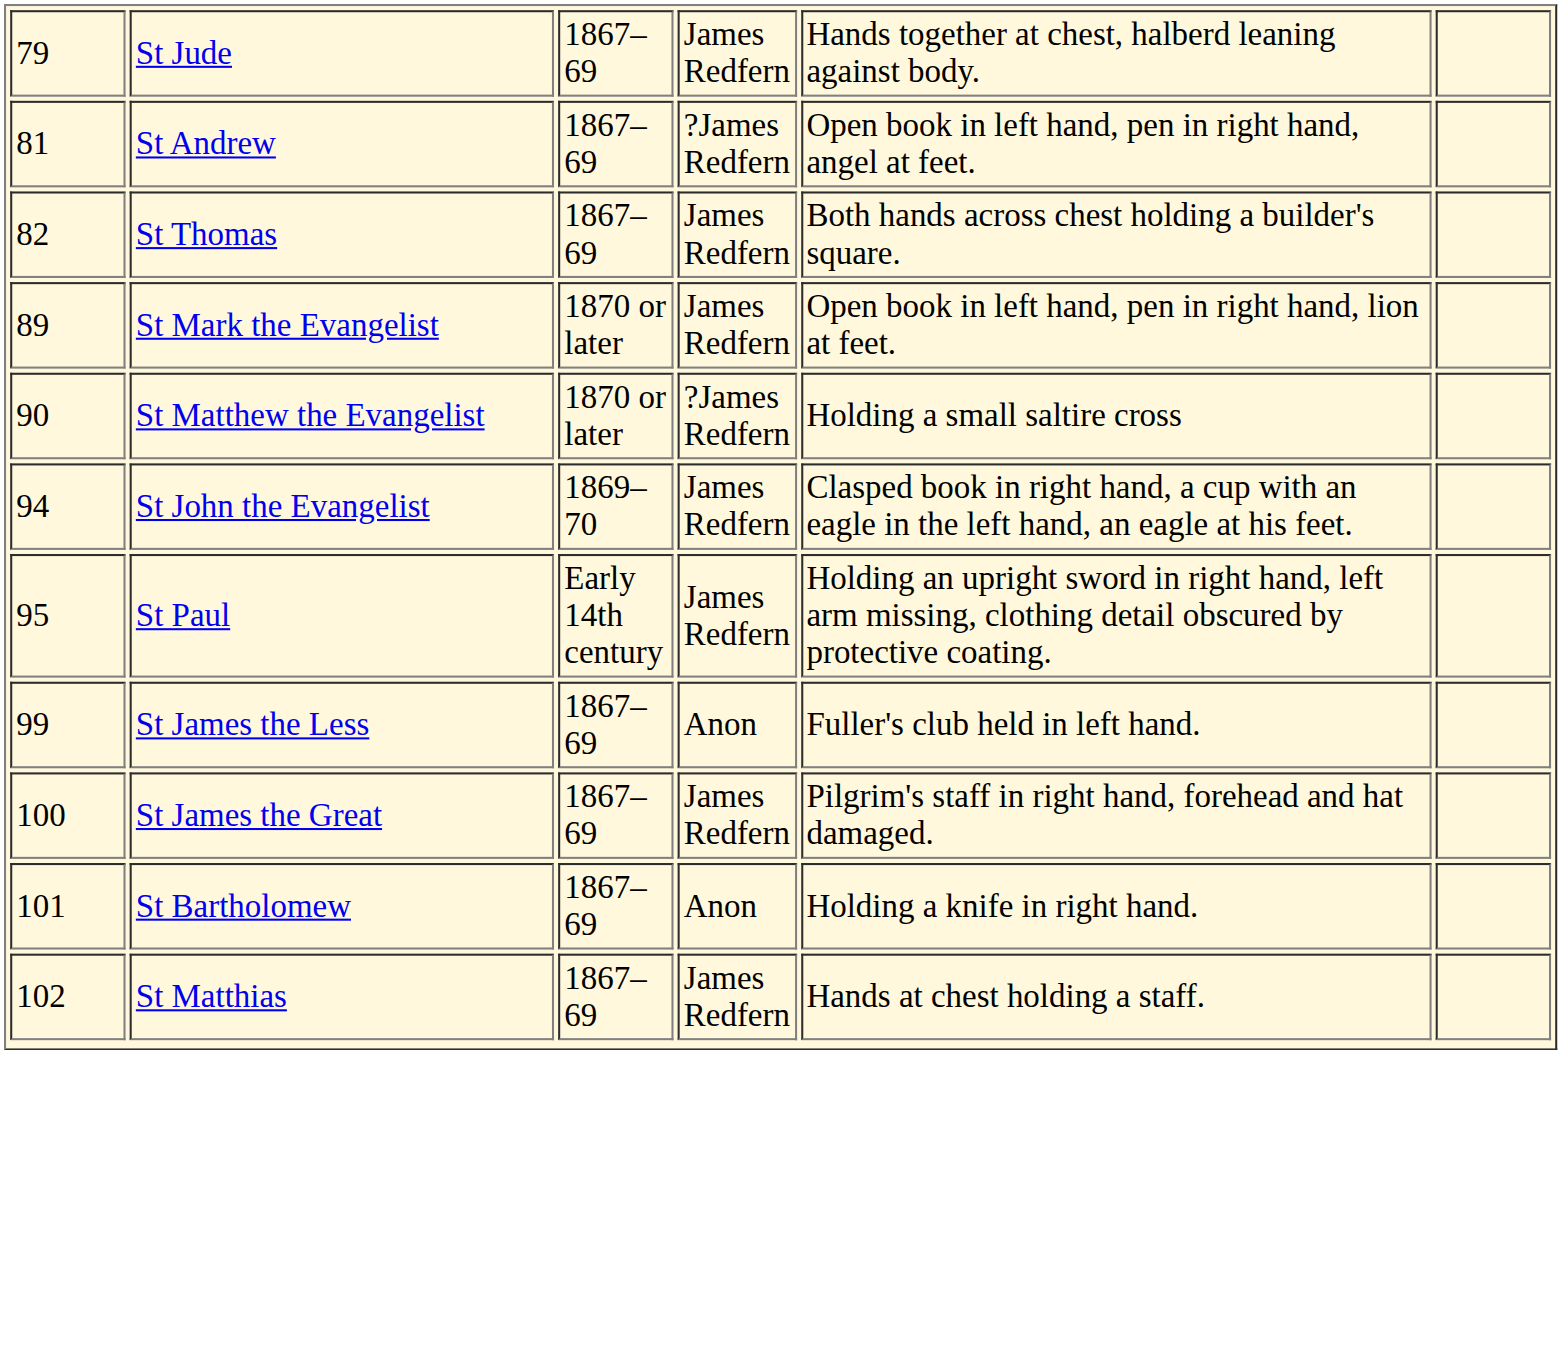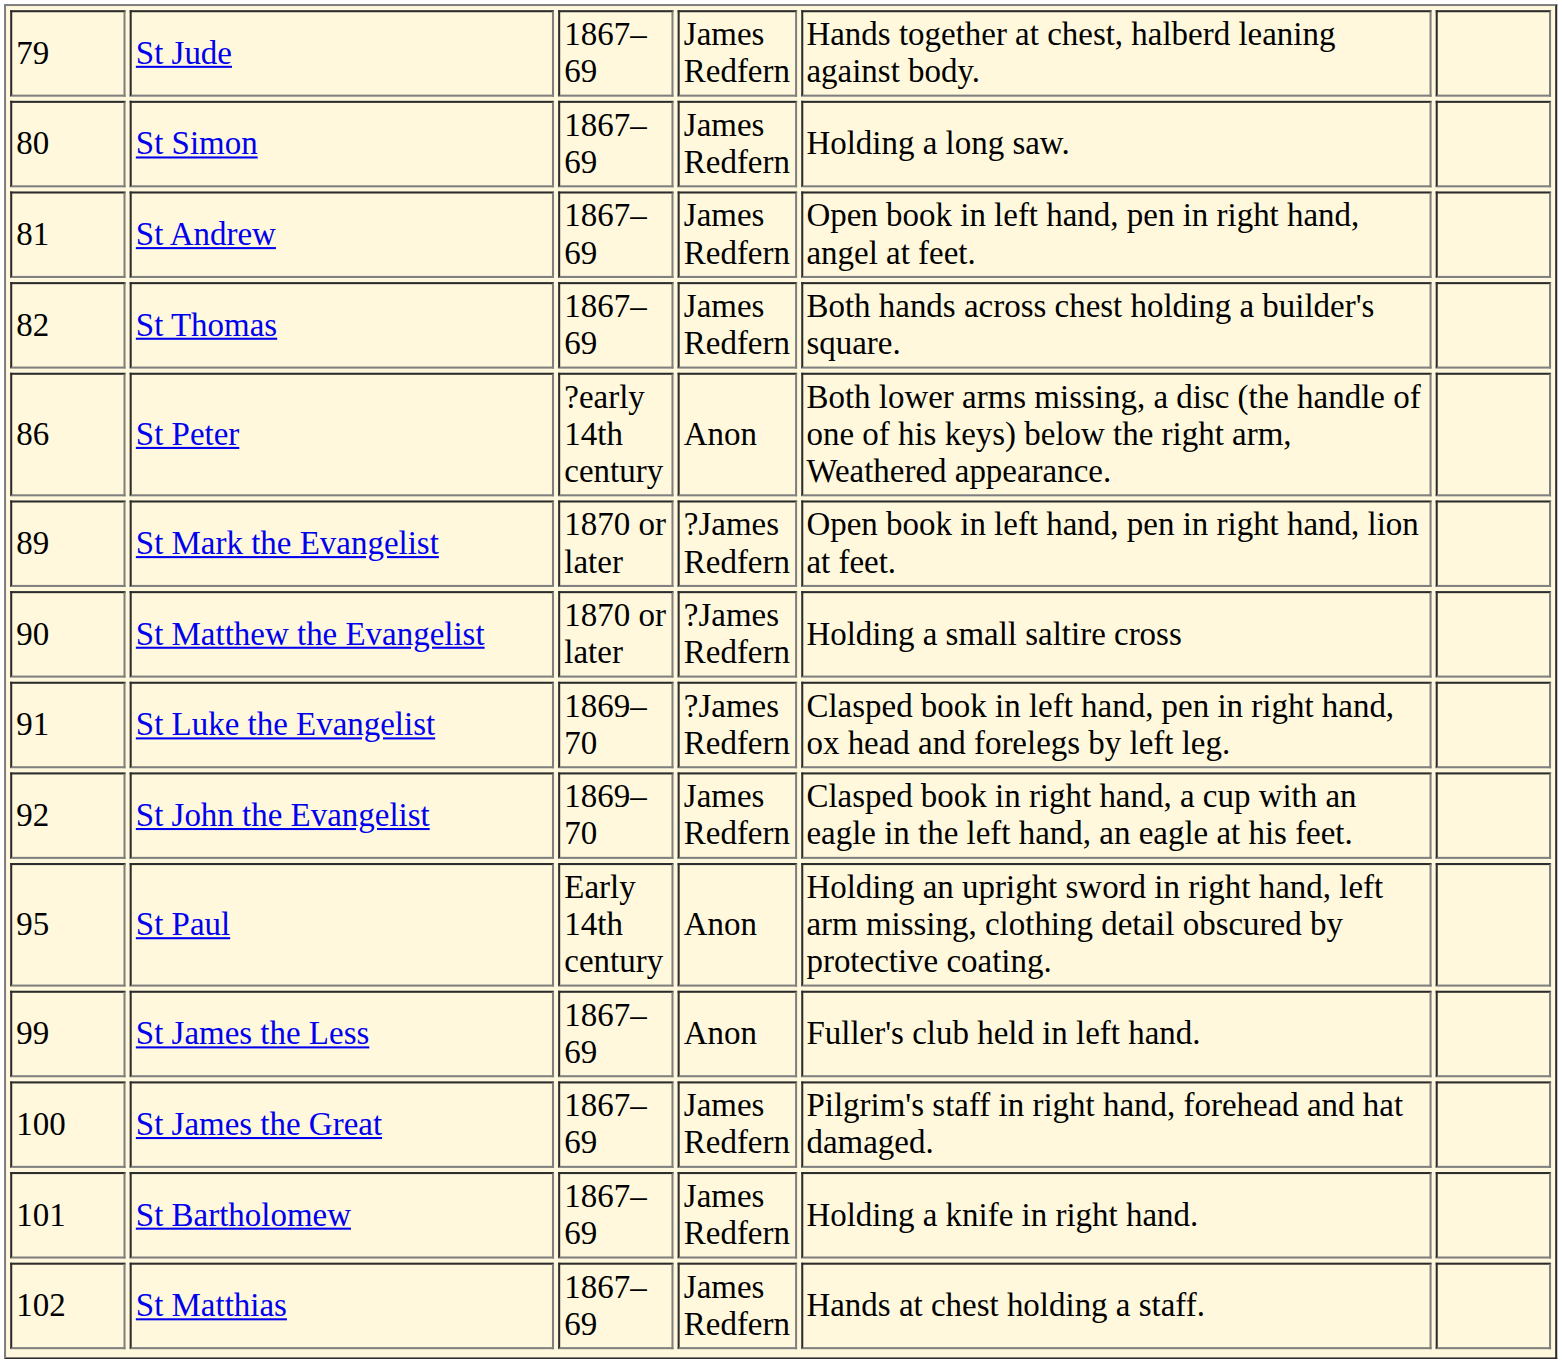+ row: (197, 143)
(737, 143) ?James Redfern -> (737, 234) James Redfern
+ row: (188, 434)
(737, 324) James Redfern -> (737, 543) ?James Redfern
+ row: (286, 724)
(33, 506) 94 -> (33, 815) 92
(737, 615) James Redfern -> (720, 924) Anon
(720, 905) Anon -> (737, 1214) James Redfern
